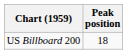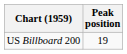(103, 40) 18 -> (103, 40) 19
